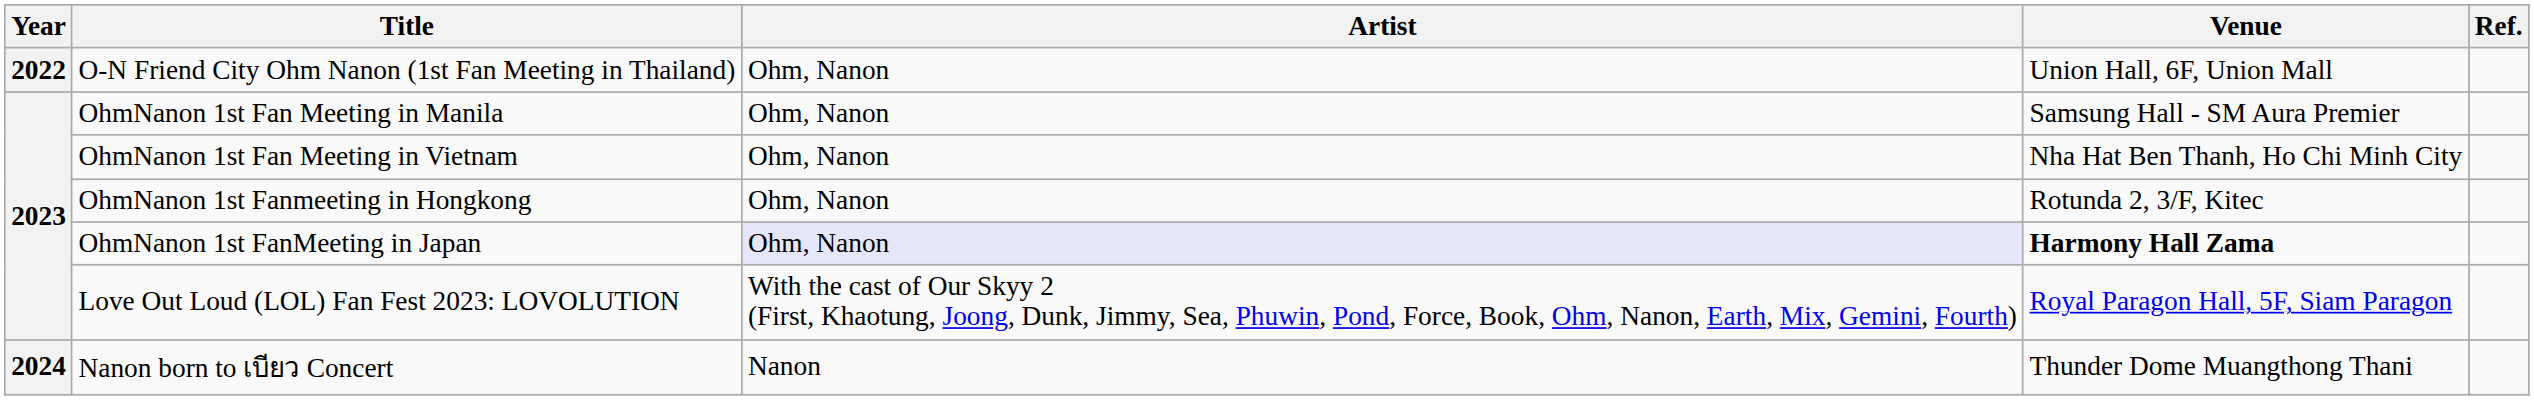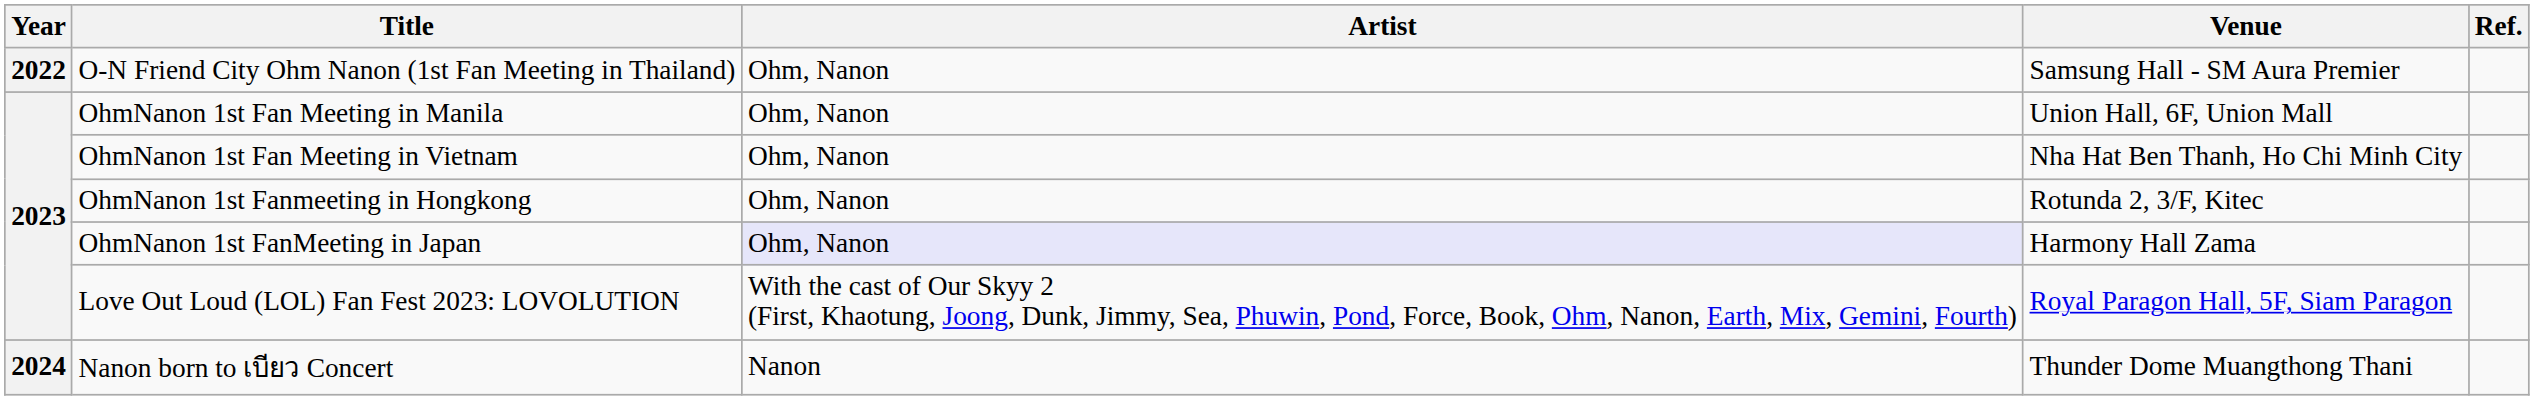(2181, 69) Union Hall, 6F, Union Mall -> (2215, 69) Samsung Hall - SM Aura Premier
(2215, 112) Samsung Hall - SM Aura Premier -> (2181, 112) Union Hall, 6F, Union Mall
(2152, 243) bold -> (2143, 243) normal
